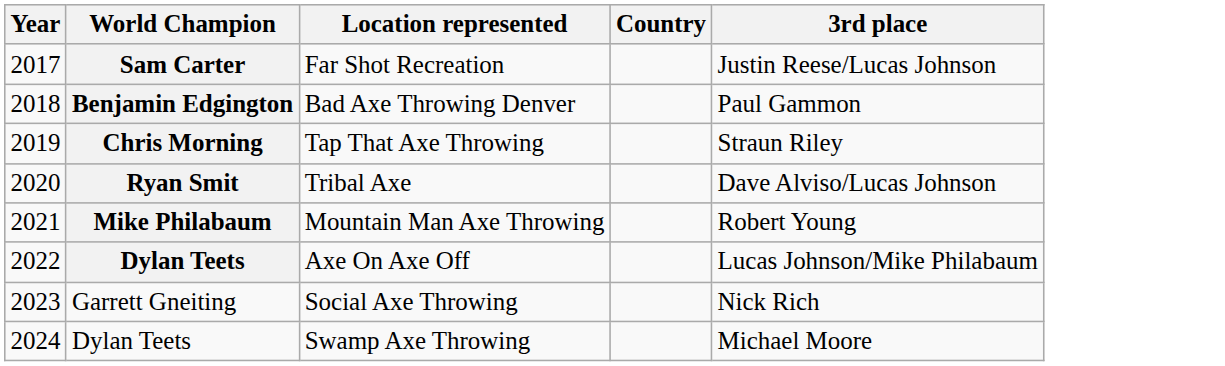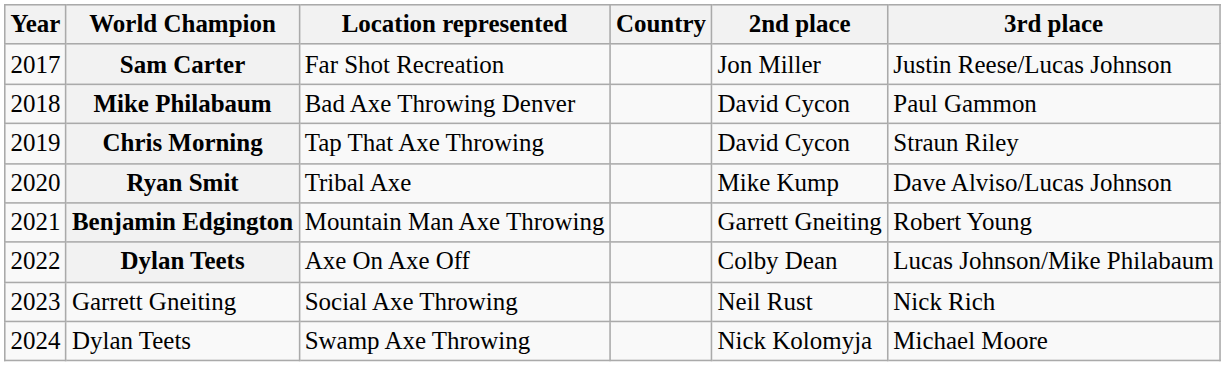+ column: (800, 24)
(183, 103) Benjamin Edgington -> (183, 103) Mike Philabaum
(183, 222) Mike Philabaum -> (183, 222) Benjamin Edgington
